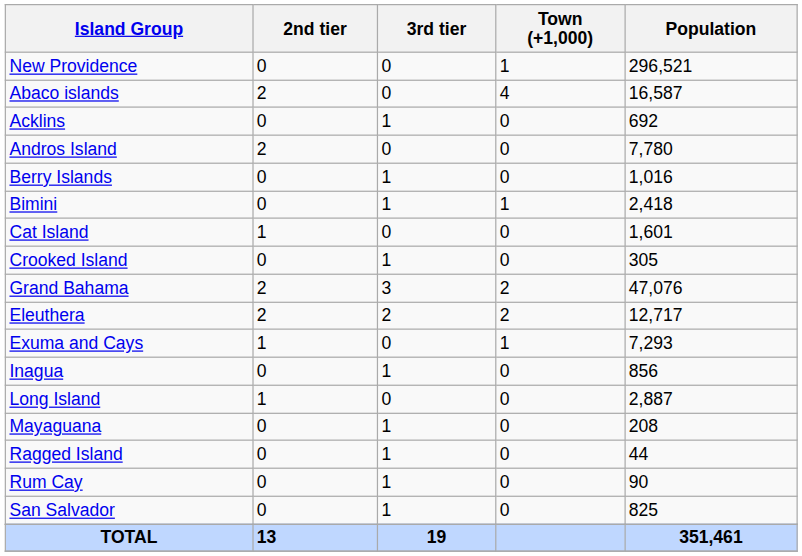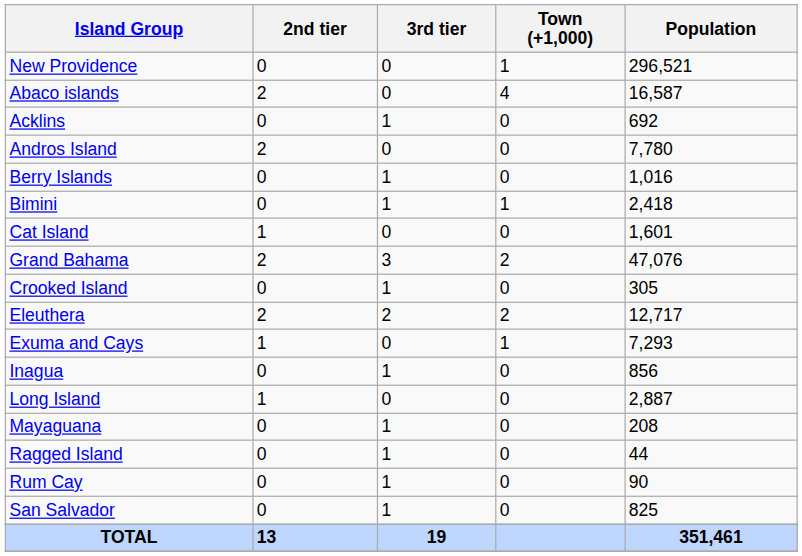rows swapped: (69, 260) <-> (69, 288)
